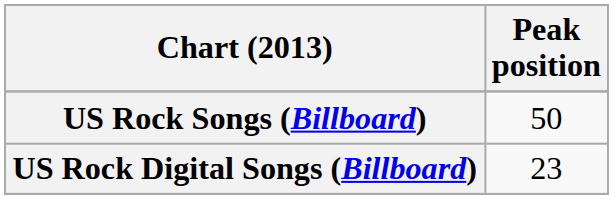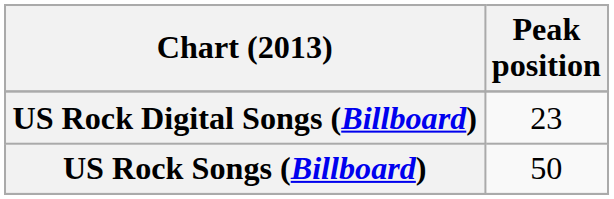rows swapped: (245, 117) <-> (245, 168)
